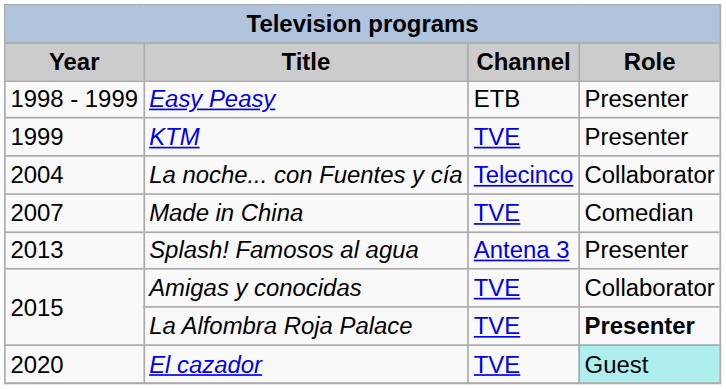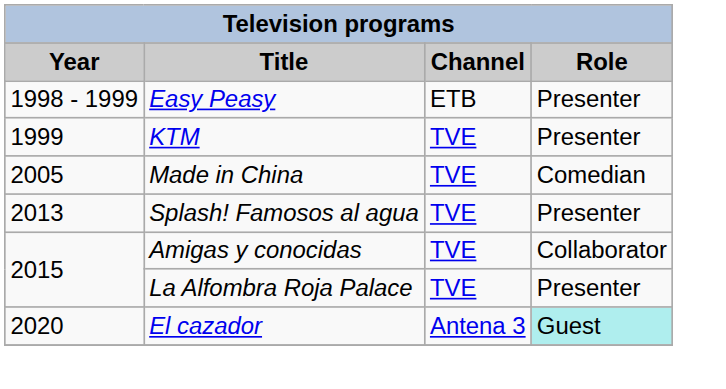- row: (306, 175)
(37, 213) 2007 -> (37, 175) 2005
(522, 251) Antena 3 -> (453, 213) TVE
(640, 326) bold -> (589, 288) normal
(497, 364) TVE -> (478, 326) Antena 3
